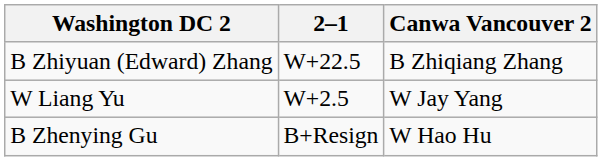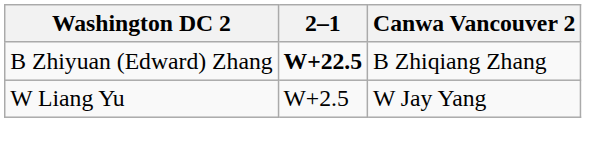(322, 60) normal -> (323, 60) bold
- row: (84, 135)
